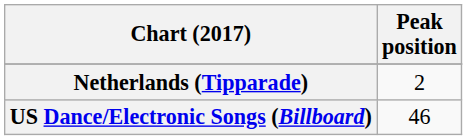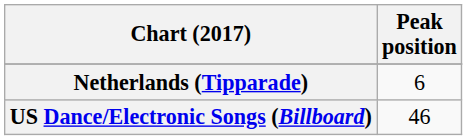(419, 81) 2 -> (419, 81) 6
